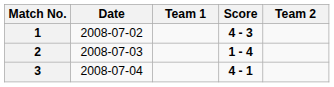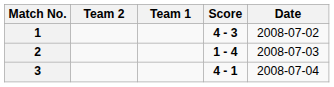columns swapped: (112, 14) <-> (296, 14)
